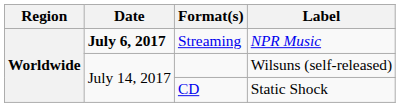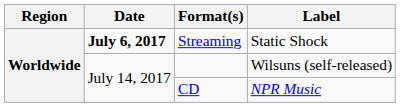(286, 41) NPR Music -> (289, 41) Static Shock
(289, 89) Static Shock -> (286, 89) NPR Music
